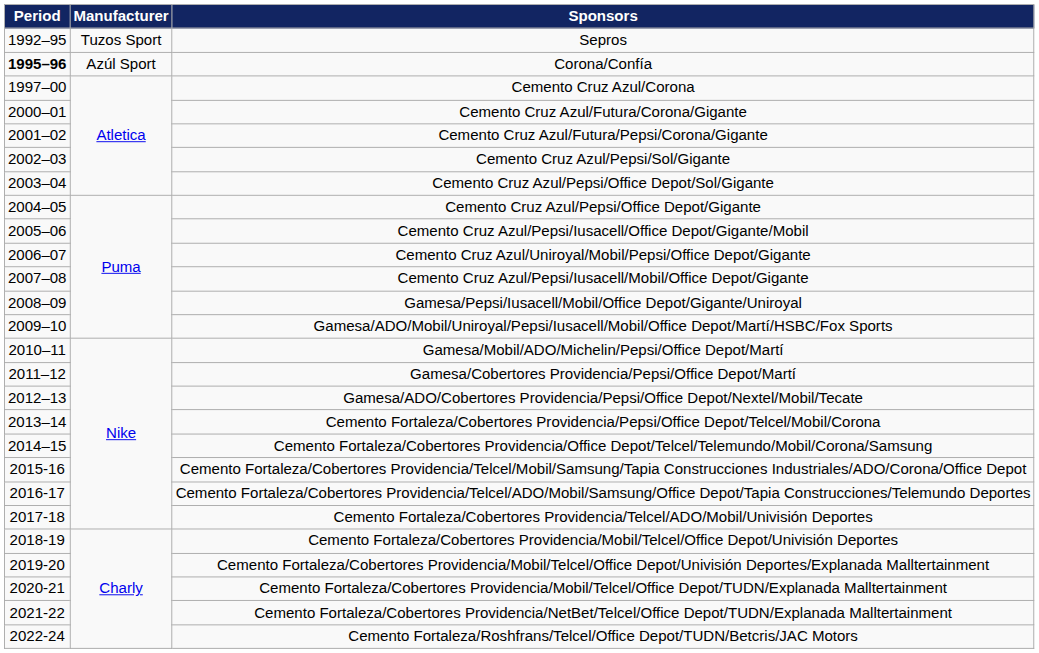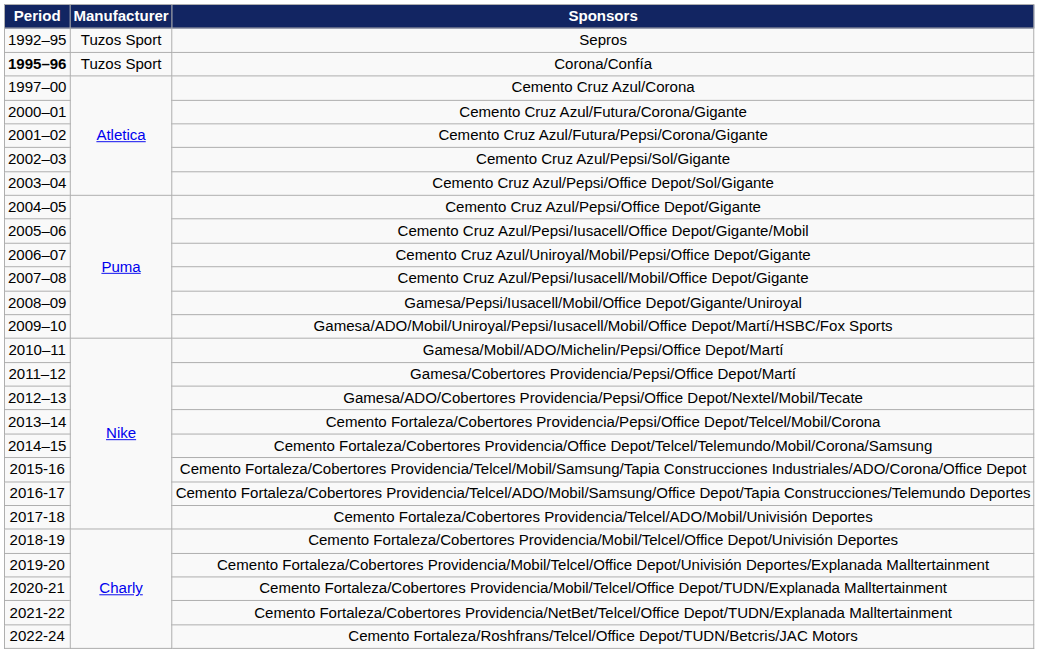(121, 64) Azúl Sport -> (121, 64) Tuzos Sport
